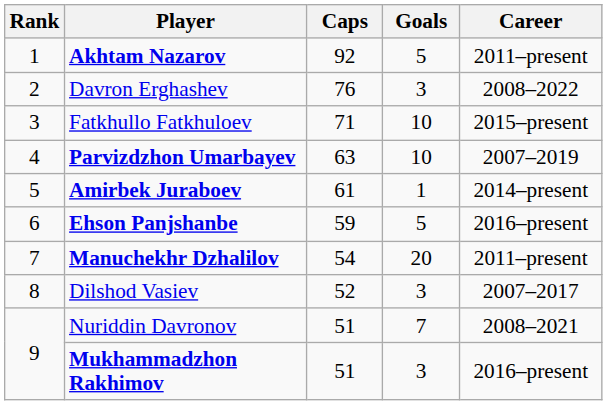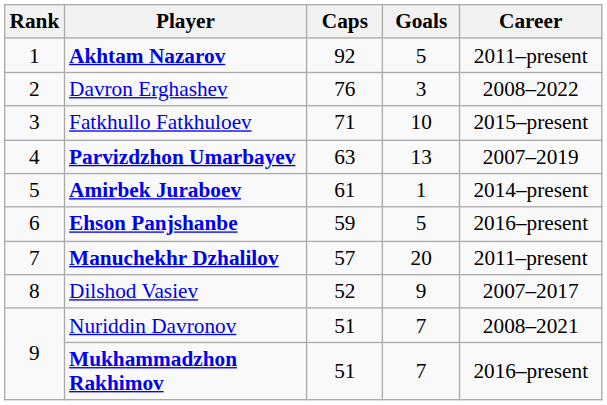(421, 156) 10 -> (421, 156) 13
(345, 257) 54 -> (345, 257) 57
(421, 291) 3 -> (421, 291) 9
(421, 370) 3 -> (421, 370) 7
